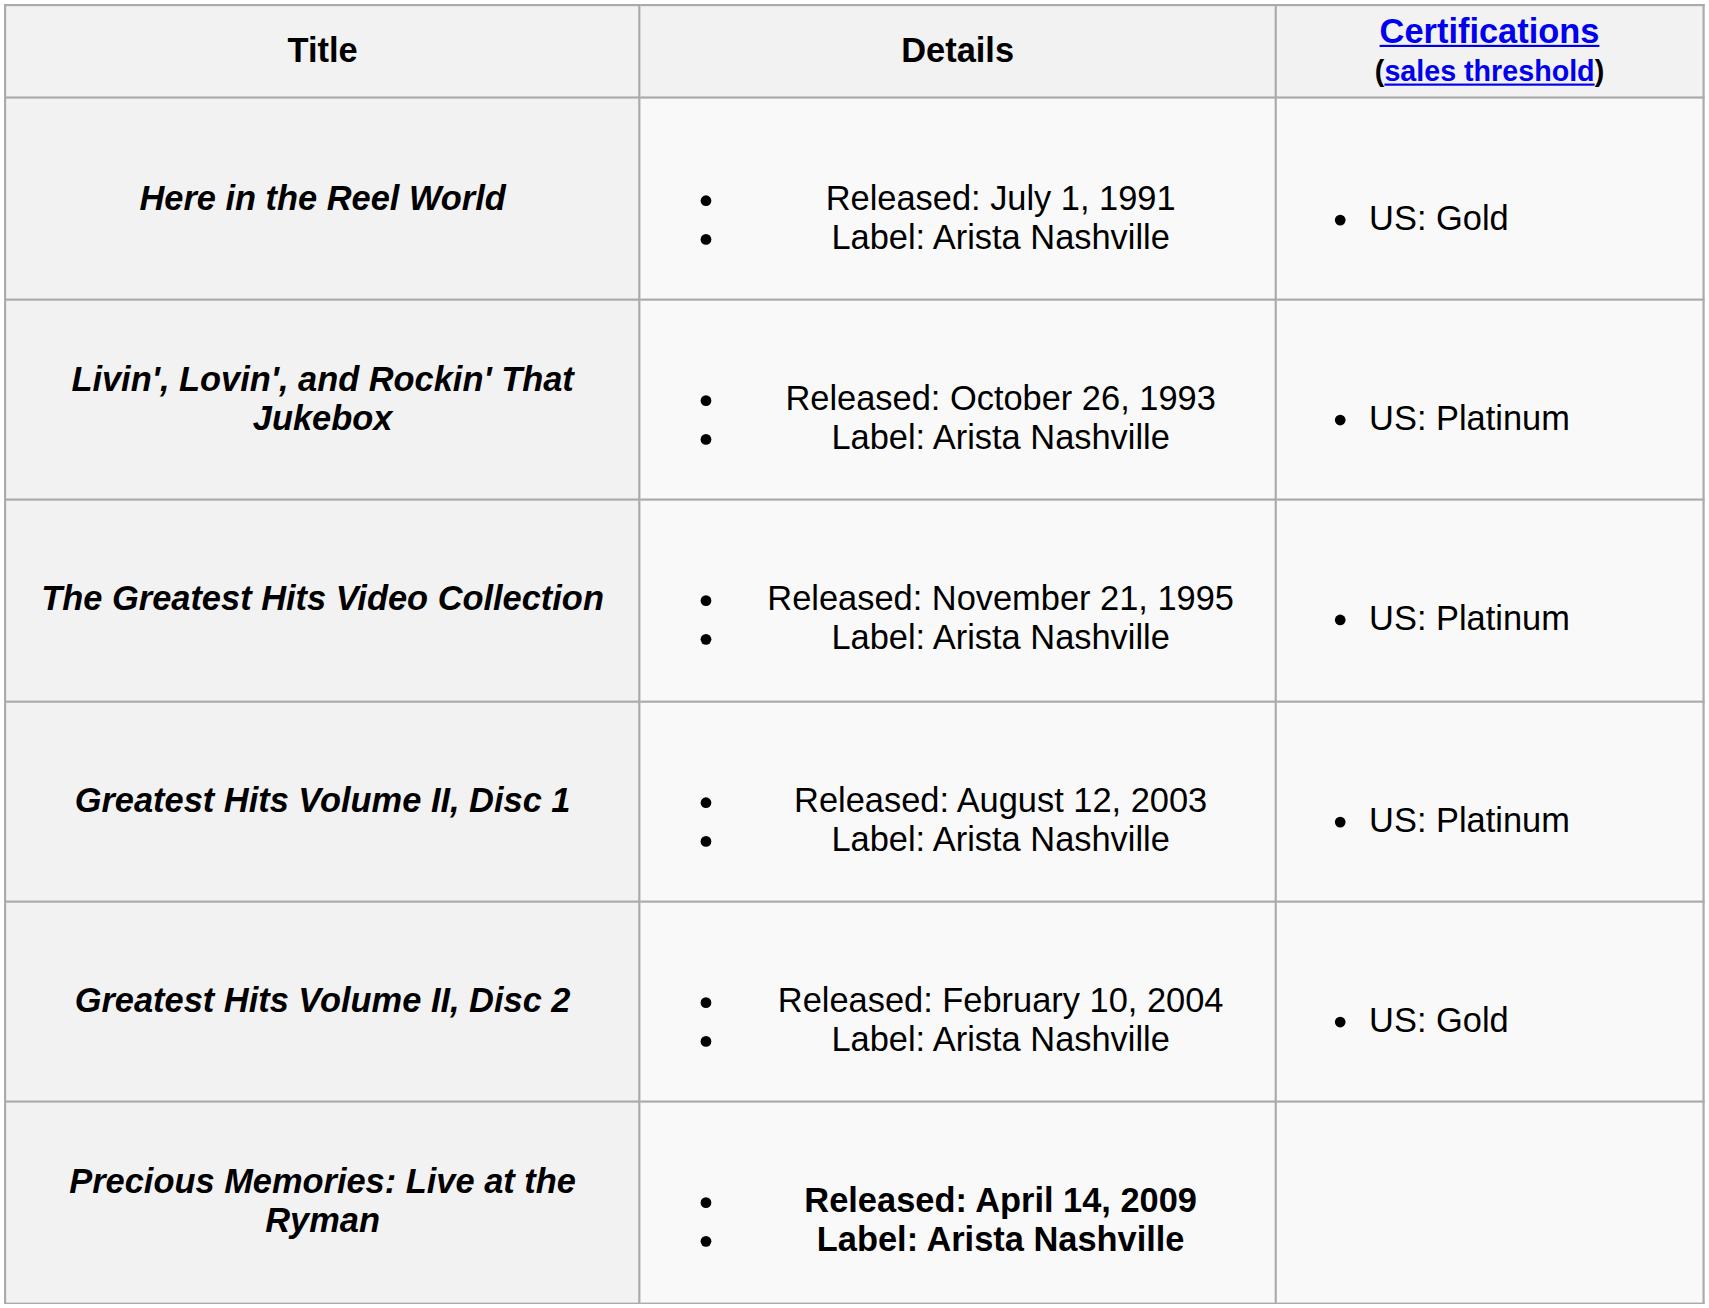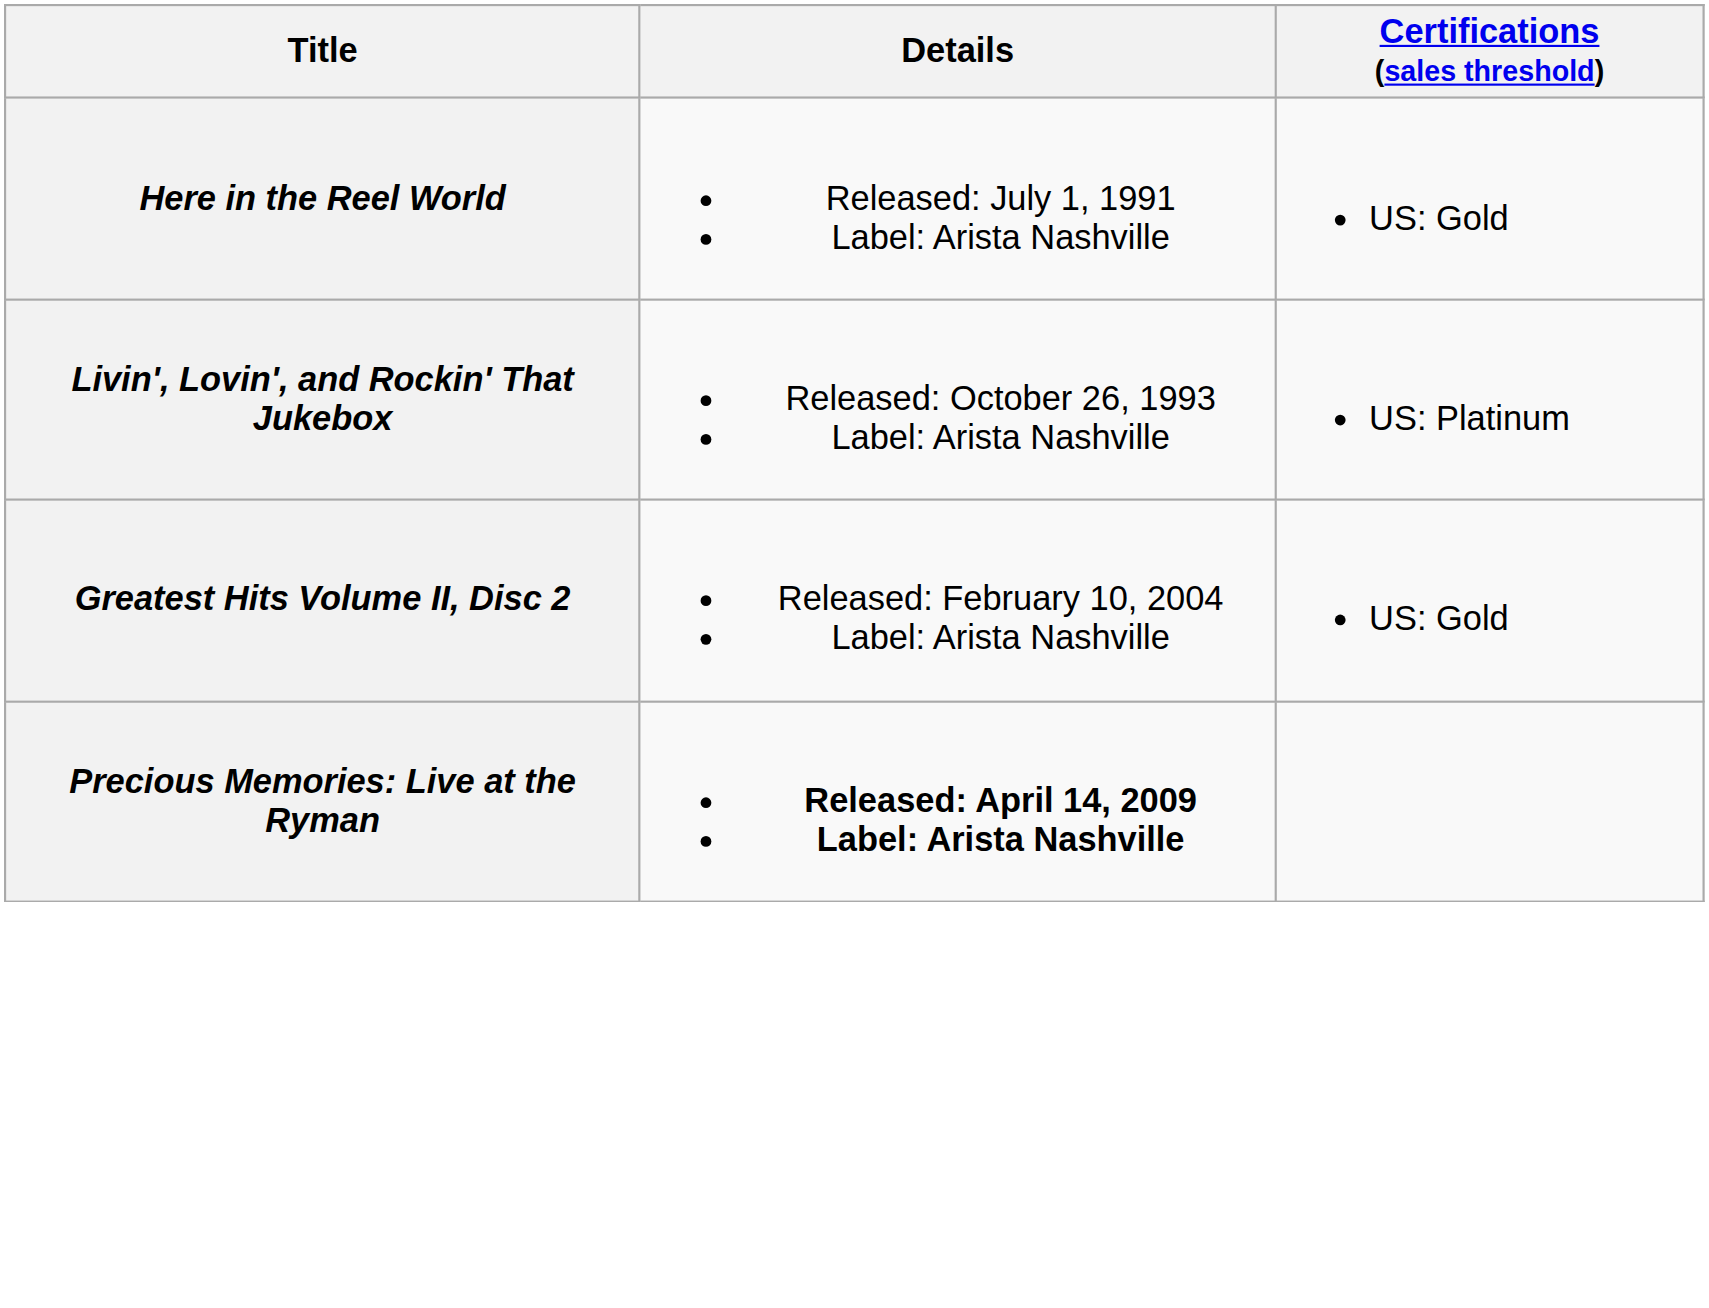- row: (323, 599)
- row: (323, 800)
